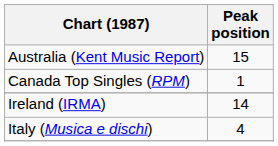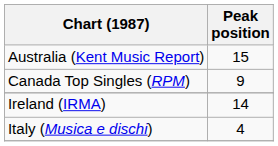(241, 81) 1 -> (241, 81) 9
